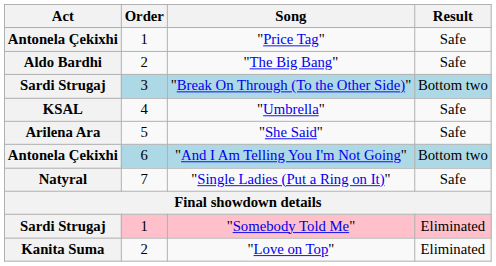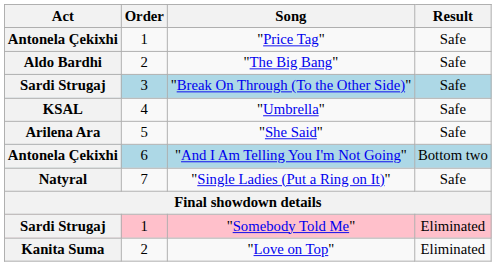(453, 86) Bottom two -> (453, 86) Safe
